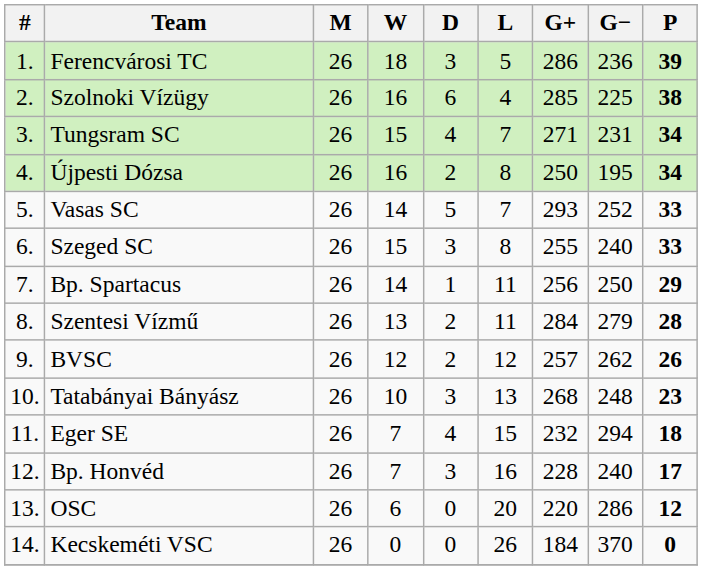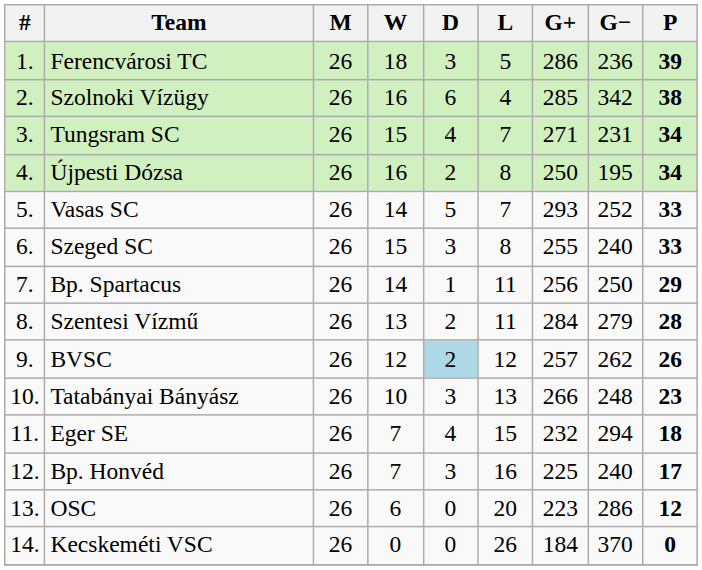(615, 97) 225 -> (615, 97) 342
(450, 358) no background -> (450, 358) lightblue background
(560, 396) 268 -> (560, 396) 266
(560, 470) 228 -> (560, 470) 225
(560, 508) 220 -> (560, 508) 223
